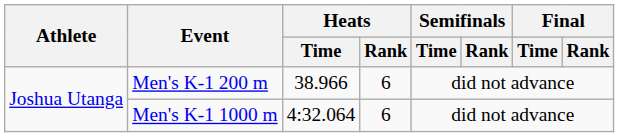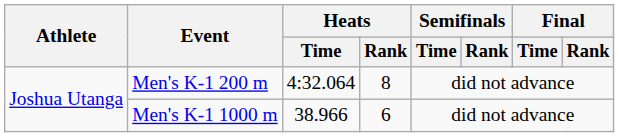(321, 83) 38.966 -> (321, 83) 4:32.064
(386, 83) 6 -> (386, 83) 8
(321, 115) 4:32.064 -> (321, 115) 38.966
